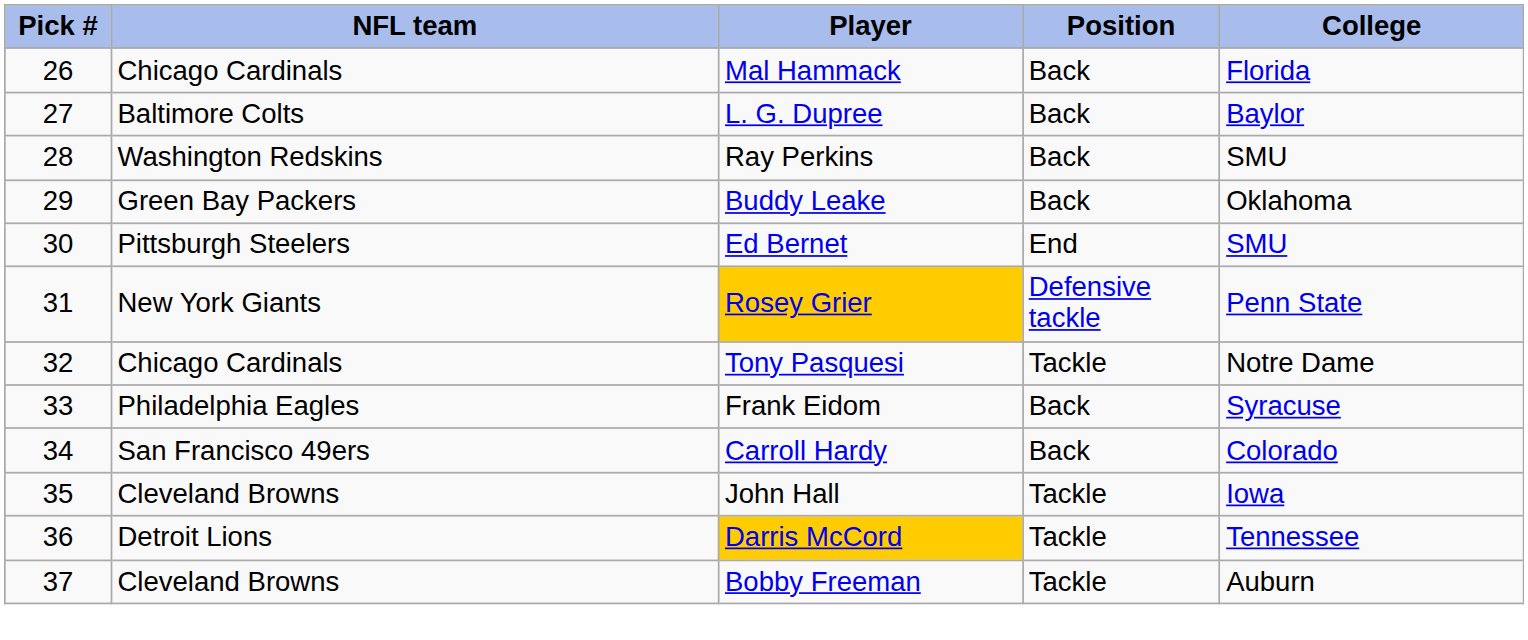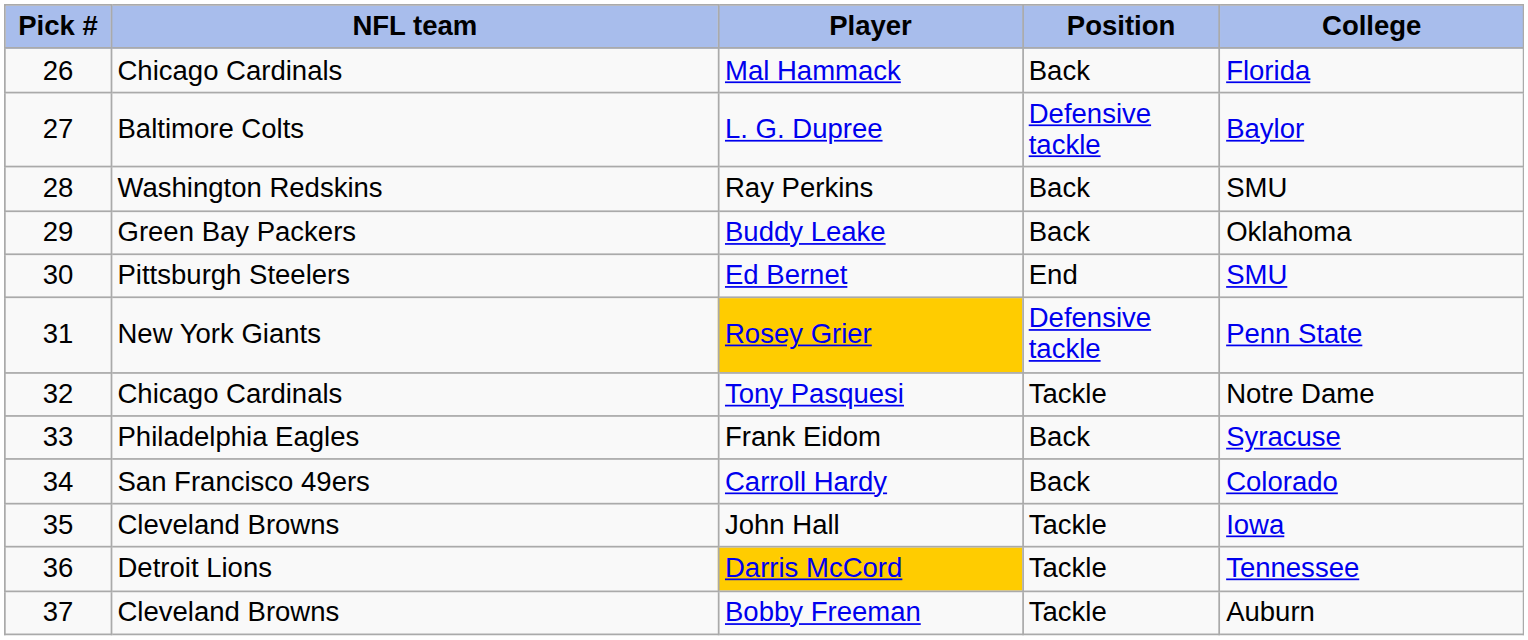(1059, 113) Back -> (1090, 129) Defensive tackle
